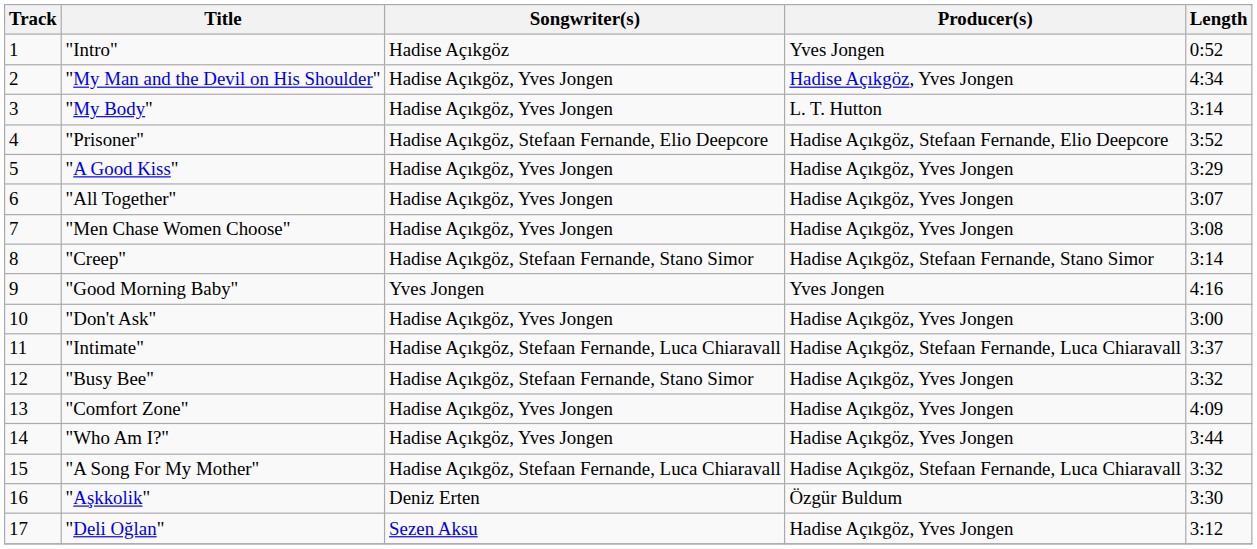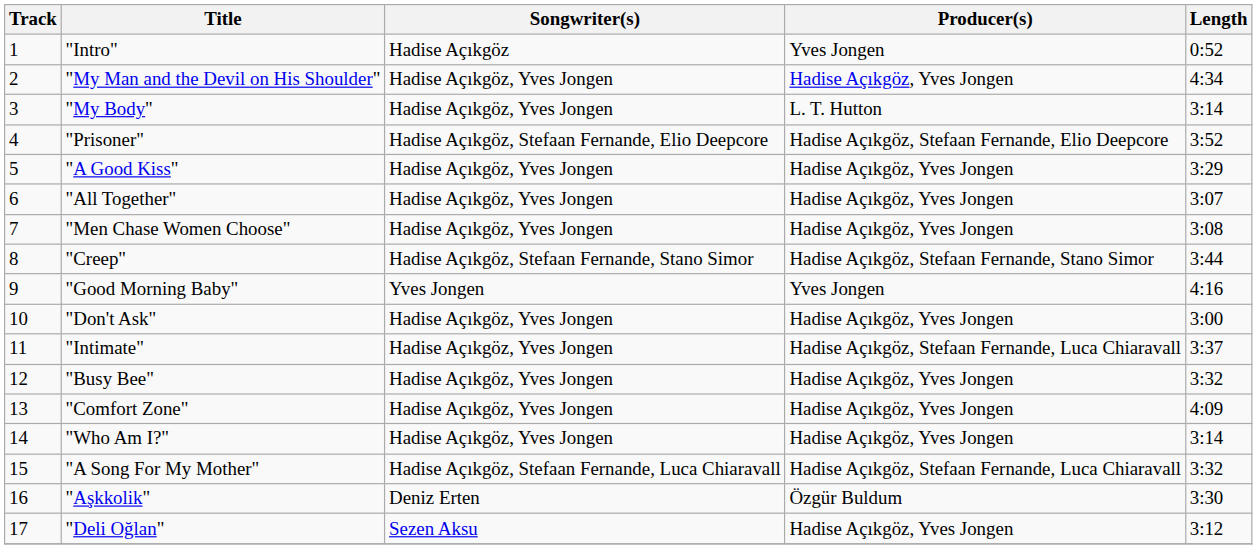(1207, 259) 3:14 -> (1207, 259) 3:44
(585, 348) Hadise Açıkgöz, Stefaan Fernande, Luca Chiaravall -> (501, 348) Hadise Açıkgöz, Yves Jongen
(571, 378) Hadise Açıkgöz, Stefaan Fernande, Stano Simor -> (501, 378) Hadise Açıkgöz, Yves Jongen
(1207, 438) 3:44 -> (1207, 438) 3:14
